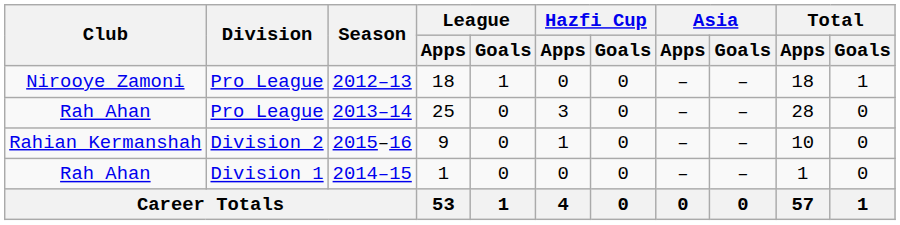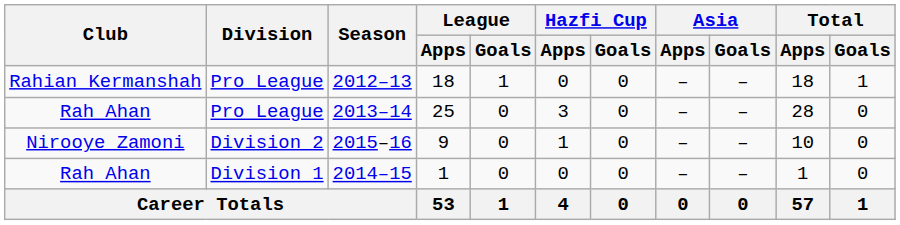(105, 82) Nirooye Zamoni -> (105, 82) Rahian Kermanshah
(105, 143) Rahian Kermanshah -> (105, 143) Nirooye Zamoni
